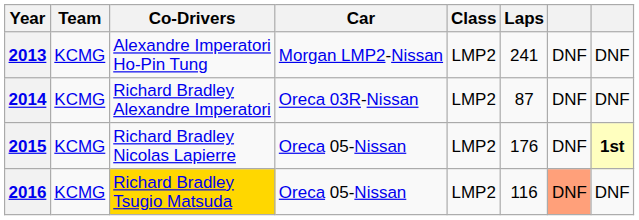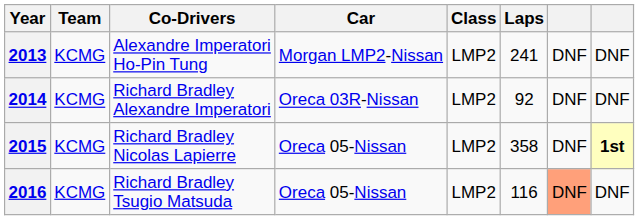(524, 100) 87 -> (524, 100) 92
(524, 146) 176 -> (524, 146) 358
(174, 192) gold background -> (174, 192) no background
